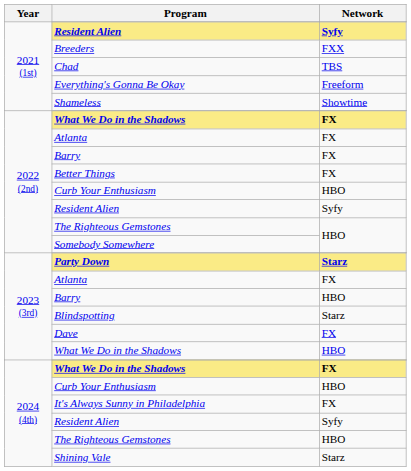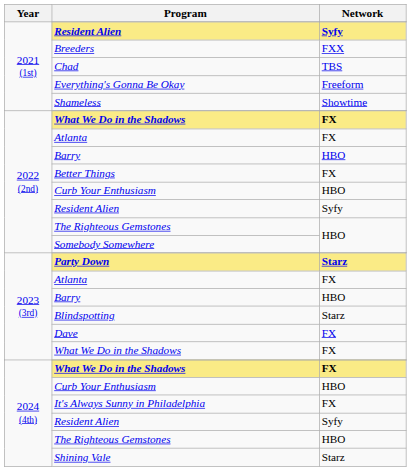(329, 155) FX -> (334, 155) HBO
(334, 350) HBO -> (329, 350) FX
